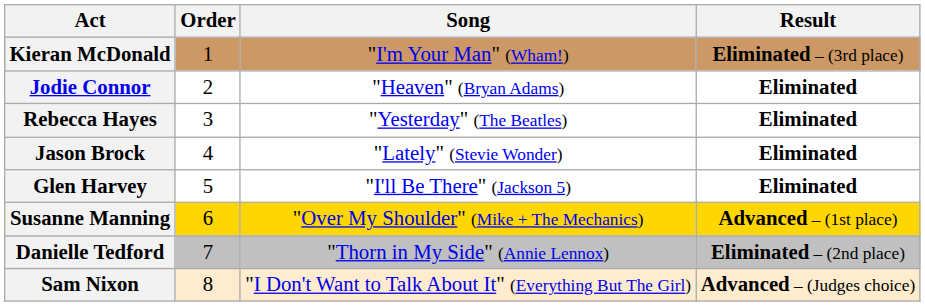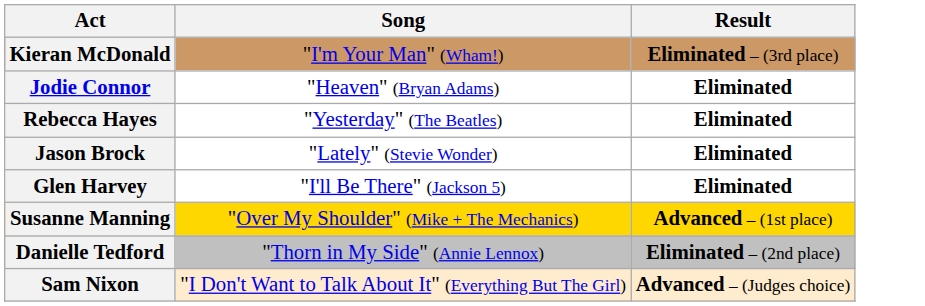- column: (208, 20)
